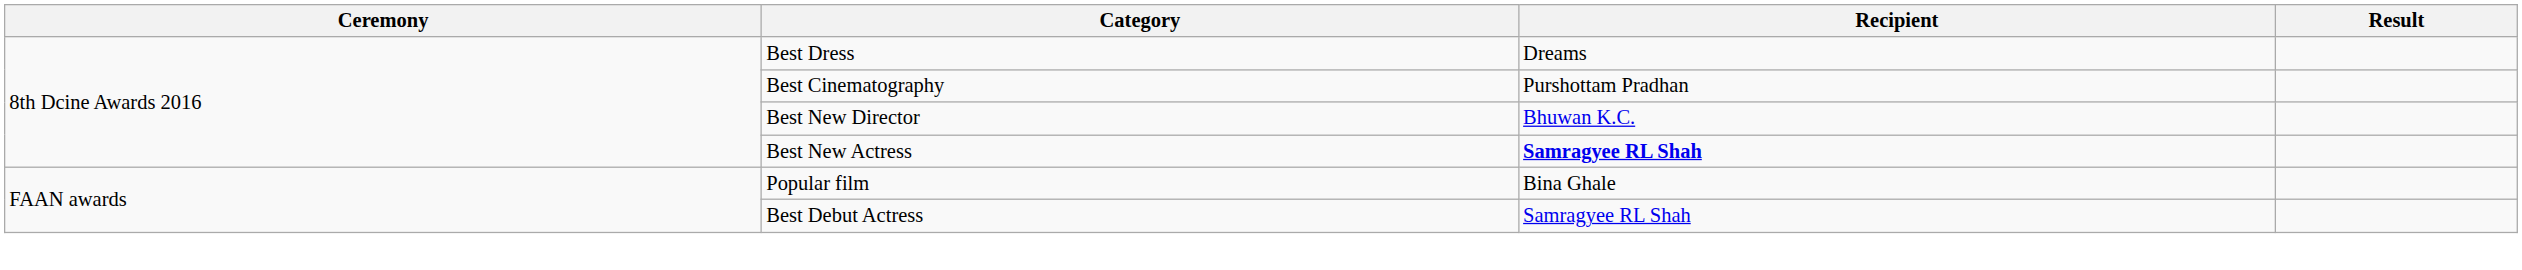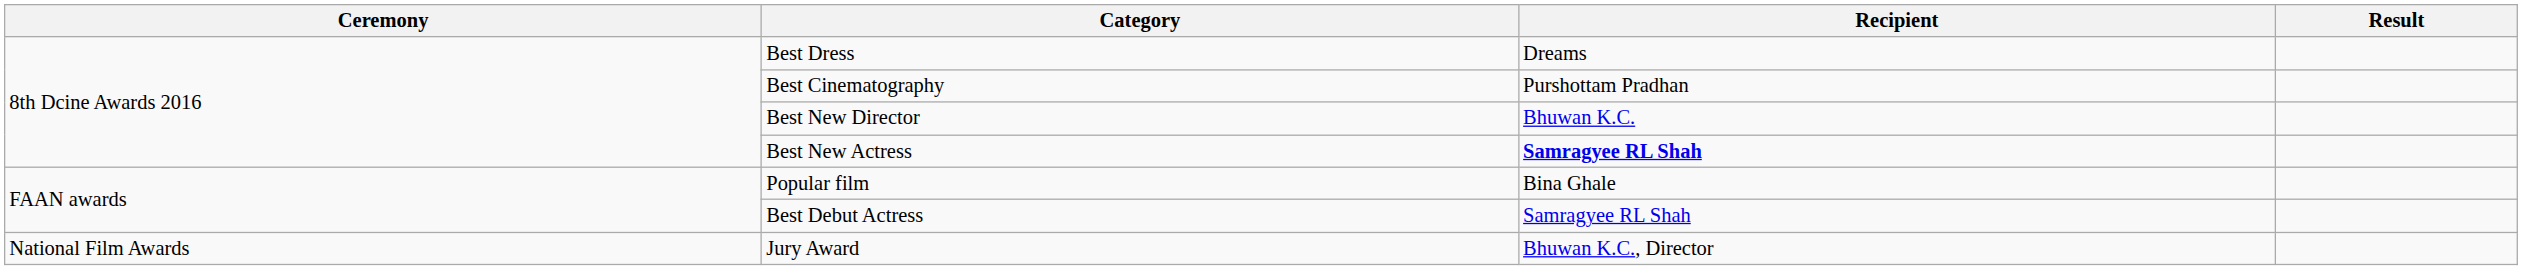+ row: (813, 248)
